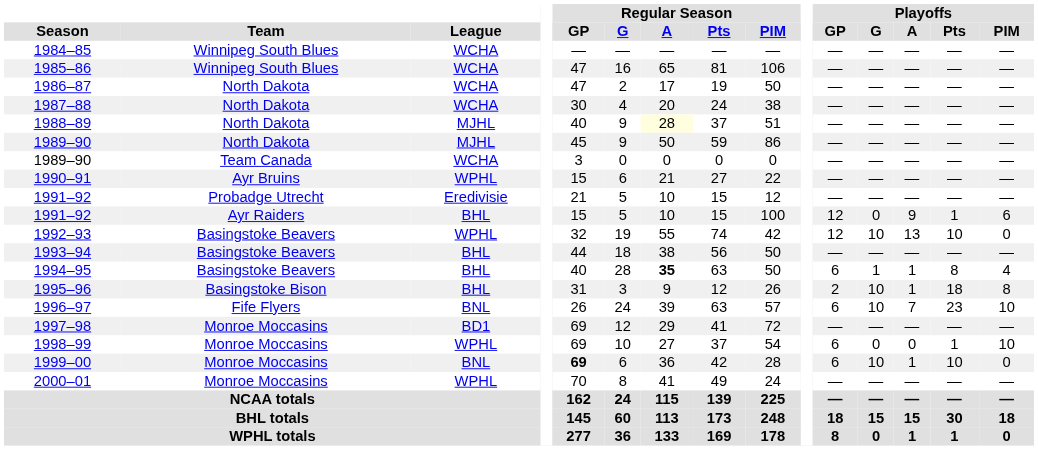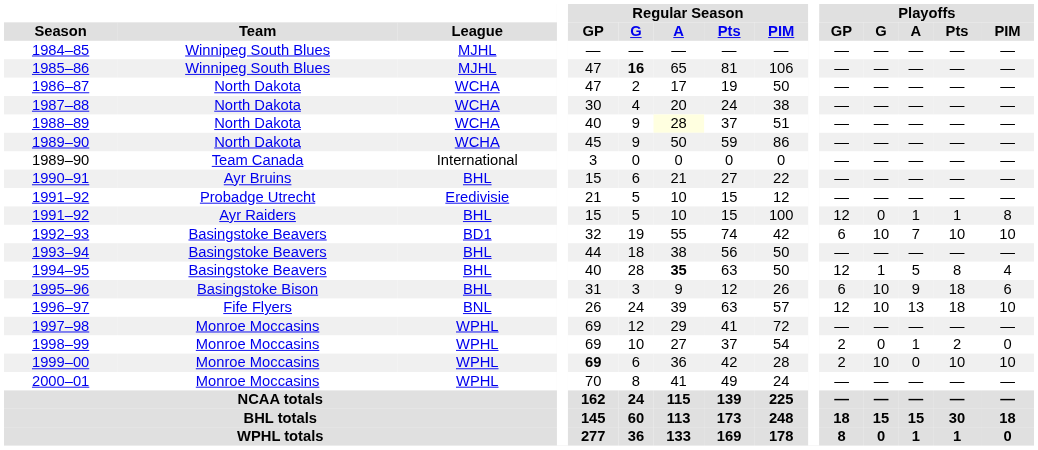(476, 50) WCHA -> (477, 50) MJHL
(476, 68) WCHA -> (477, 68) MJHL
(623, 68) normal -> (636, 68) bold
(476, 123) MJHL -> (477, 123) WCHA
(476, 142) MJHL -> (477, 142) WCHA
(476, 160) WCHA -> (477, 160) International
(476, 178) WPHL -> (477, 178) BHL
(912, 215) 9 -> (916, 215) 1
(1007, 215) 6 -> (1008, 215) 8
(476, 234) WPHL -> (477, 234) BD1
(835, 234) 12 -> (841, 234) 6
(912, 234) 13 -> (916, 234) 7
(1007, 234) 0 -> (1008, 234) 10
(835, 270) 6 -> (841, 270) 12
(912, 270) 1 -> (916, 270) 5
(835, 289) 2 -> (841, 289) 6
(912, 289) 1 -> (916, 289) 9
(1007, 289) 8 -> (1008, 289) 6
(835, 307) 6 -> (841, 307) 12
(912, 307) 7 -> (916, 307) 13
(954, 307) 23 -> (957, 307) 18
(476, 326) BD1 -> (477, 326) WPHL
(835, 344) 6 -> (841, 344) 2
(912, 344) 0 -> (916, 344) 1
(954, 344) 1 -> (957, 344) 2
(1007, 344) 10 -> (1008, 344) 0
(476, 362) BNL -> (477, 362) WPHL
(835, 362) 6 -> (841, 362) 2
(912, 362) 1 -> (916, 362) 0
(1007, 362) 0 -> (1008, 362) 10
